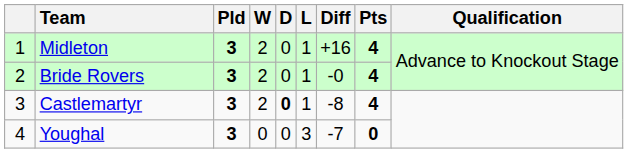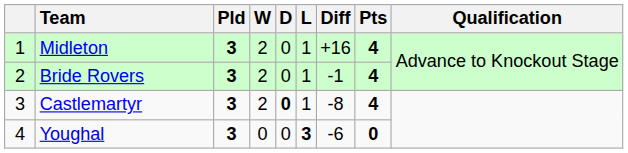(335, 76) -0 -> (335, 76) -1
(306, 133) normal -> (306, 133) bold
(335, 133) -7 -> (335, 133) -6
